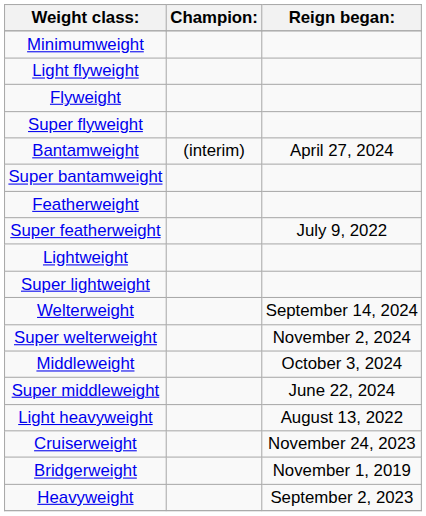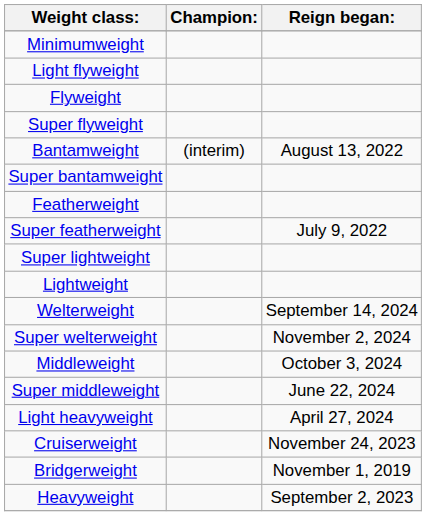(342, 151) April 27, 2024 -> (342, 151) August 13, 2022
rows swapped: (85, 257) <-> (85, 284)
(342, 417) August 13, 2022 -> (342, 417) April 27, 2024
